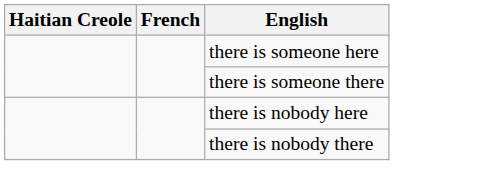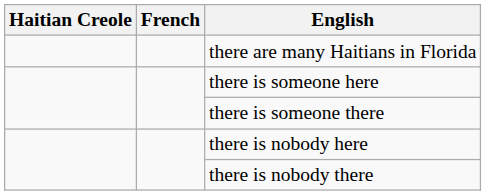+ row: (343, 50)
